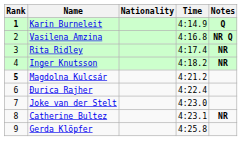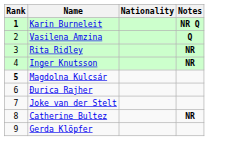- column: (192, 11)
(223, 24) Q -> (190, 24) NR Q
(223, 37) NR Q -> (190, 37) Q
